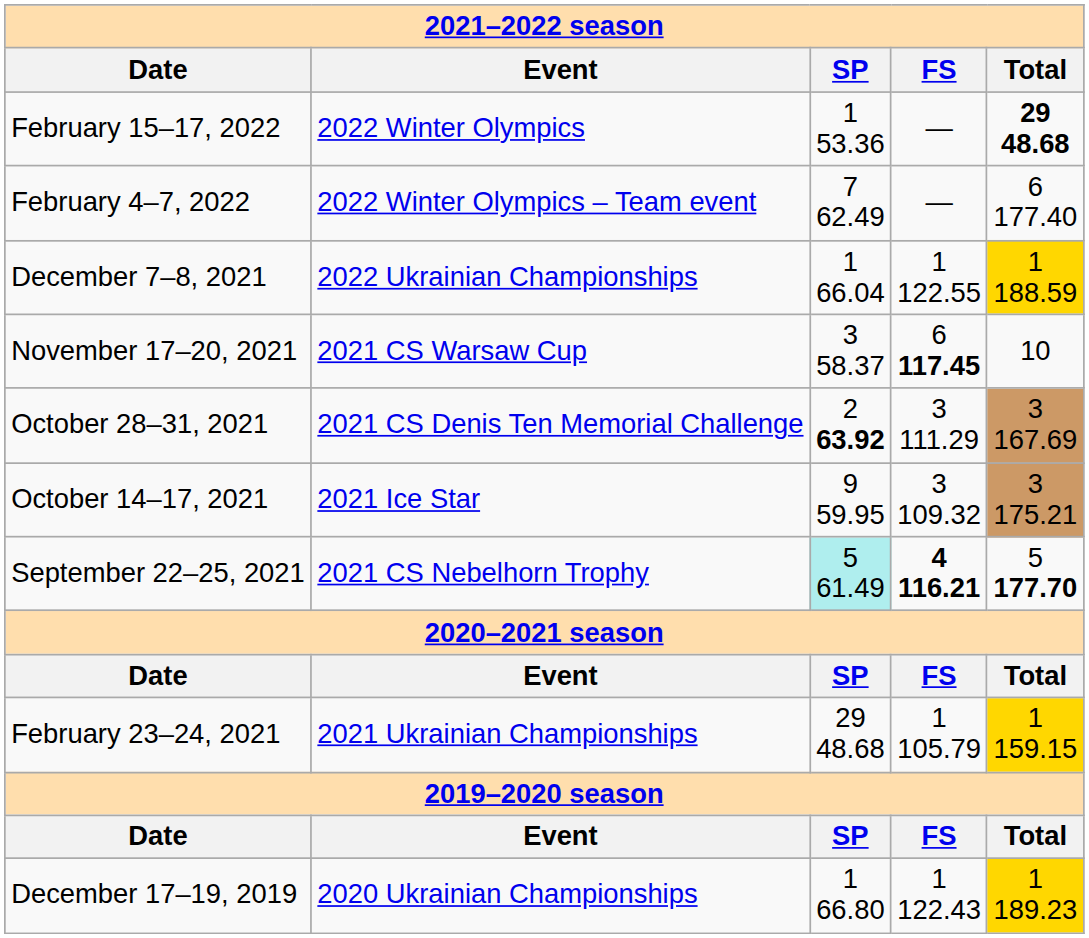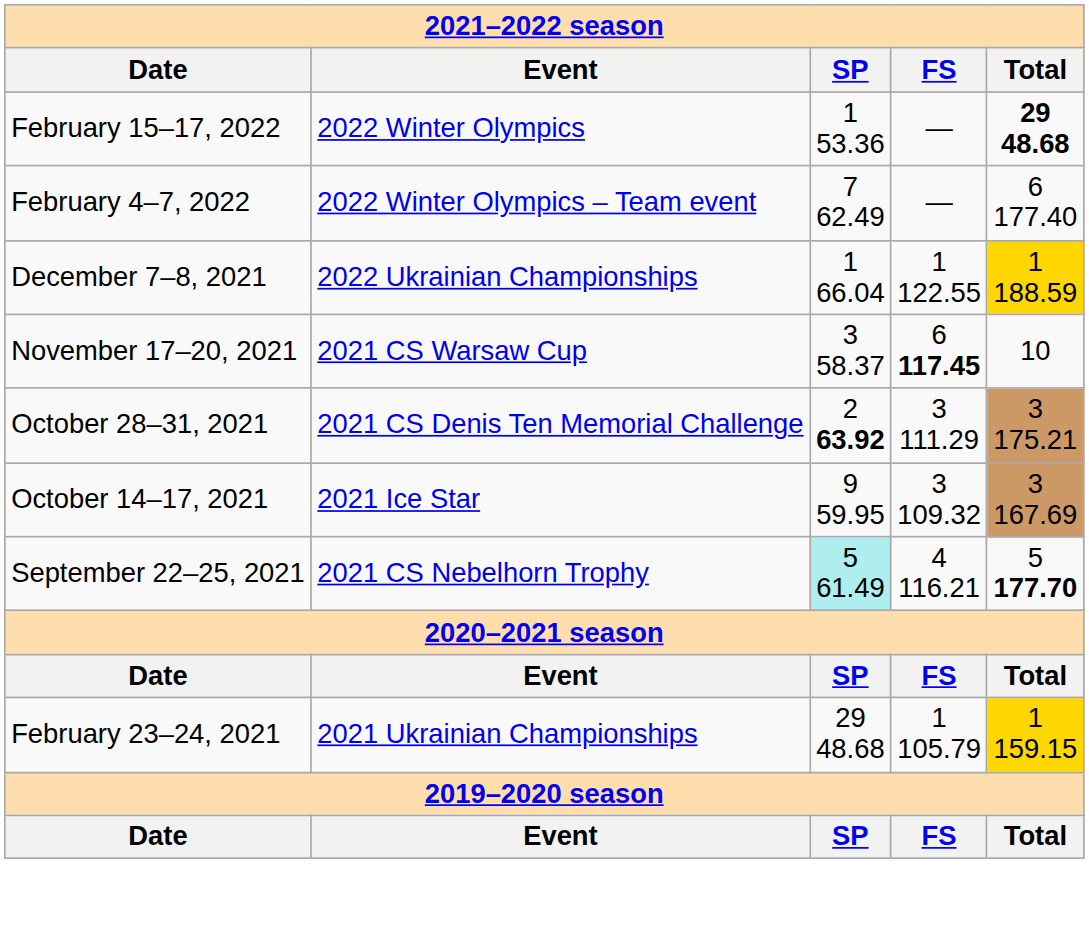(1035, 425) 3 167.69 -> (1035, 425) 3 175.21
(1035, 499) 3 175.21 -> (1035, 499) 3 167.69
(939, 573) bold -> (939, 573) normal
- row: (154, 895)
